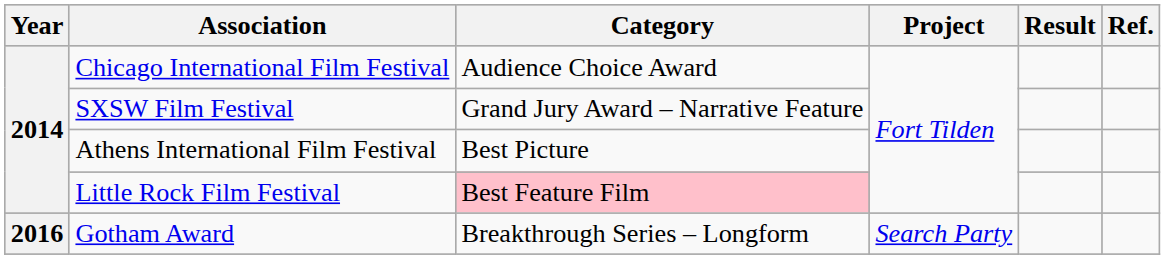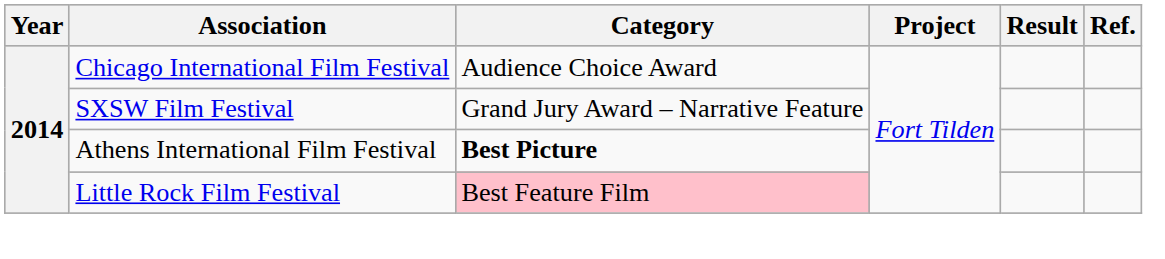(525, 150) normal -> (529, 150) bold
- row: (155, 233)
